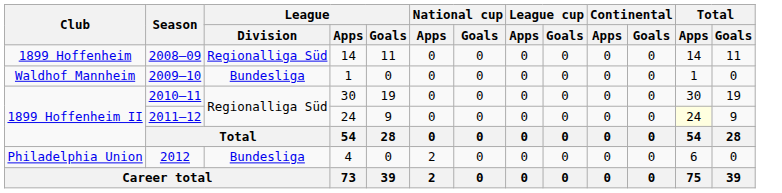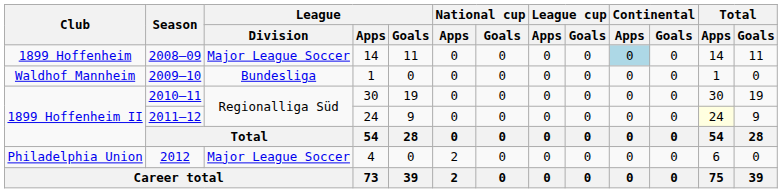(267, 55) Regionalliga Süd -> (279, 55) Major League Soccer
(607, 55) no background -> (630, 55) lightblue background
(267, 157) Bundesliga -> (279, 157) Major League Soccer
